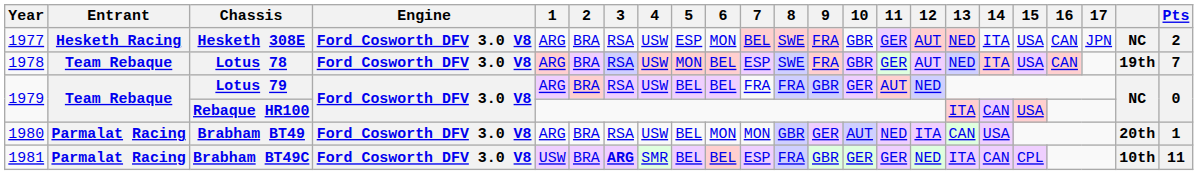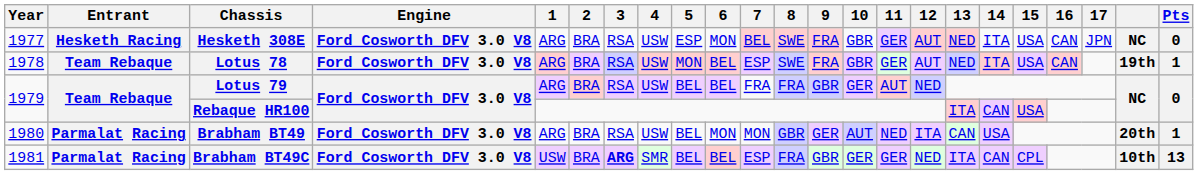(1176, 40) 2 -> (1176, 40) 0
(1176, 63) 7 -> (1176, 63) 1
(1176, 157) 11 -> (1176, 157) 13
